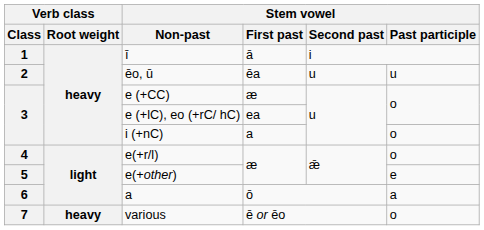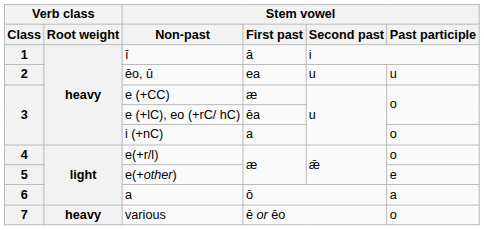(253, 74) ēa -> (253, 74) ea
(253, 114) ea -> (253, 114) ēa
